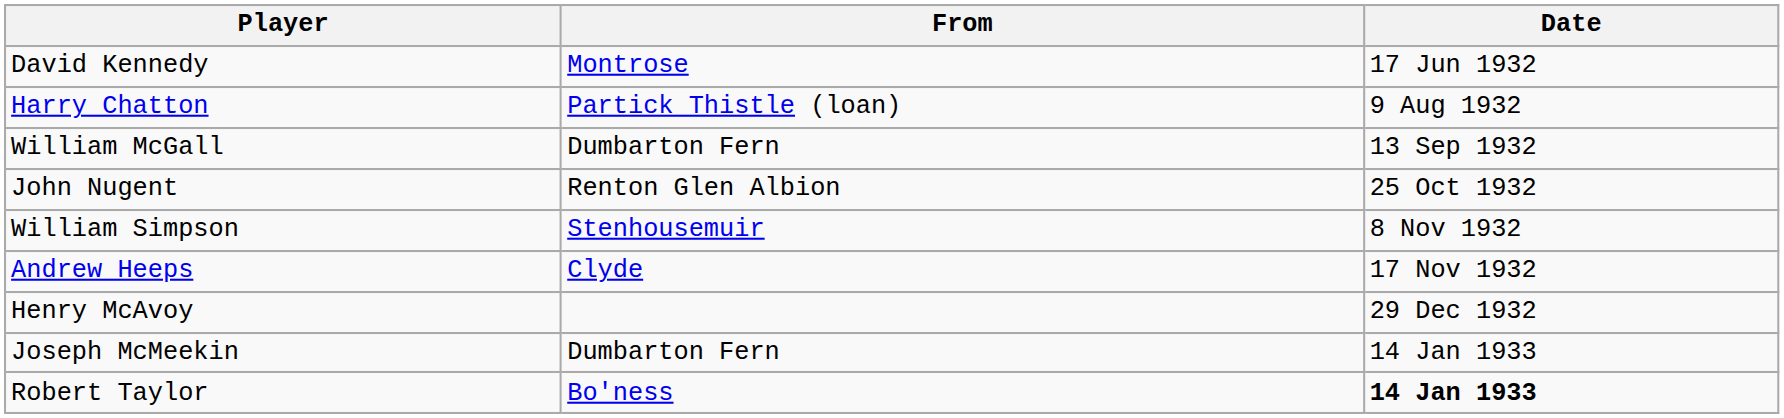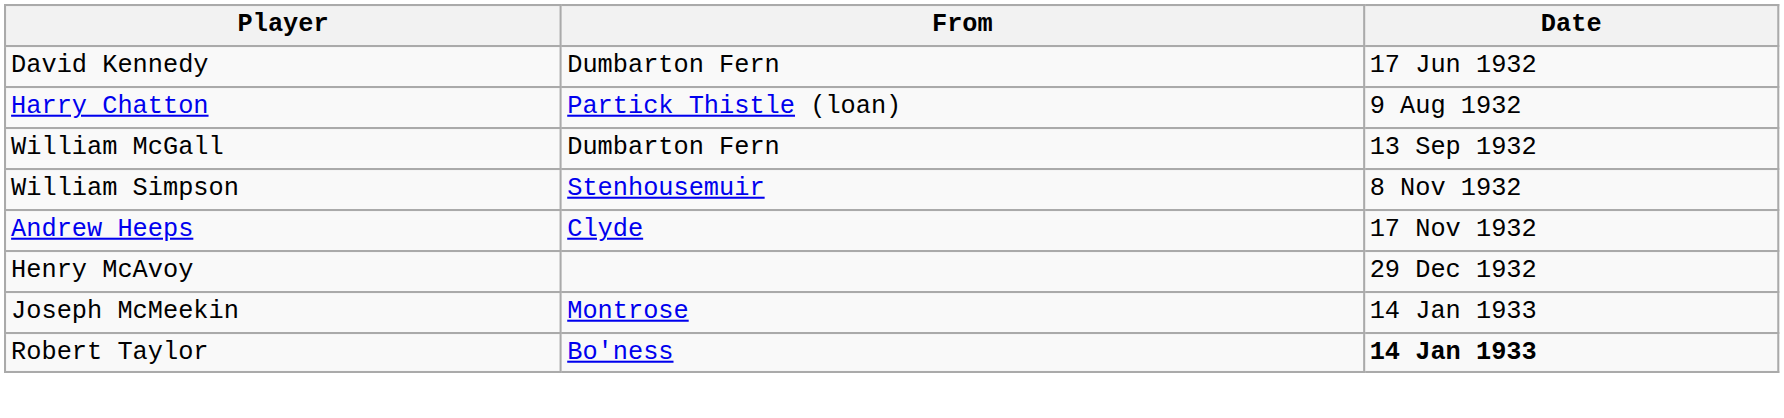(628, 67) Montrose -> (674, 67) Dumbarton Fern
- row: (95, 189)
(674, 353) Dumbarton Fern -> (628, 312) Montrose
